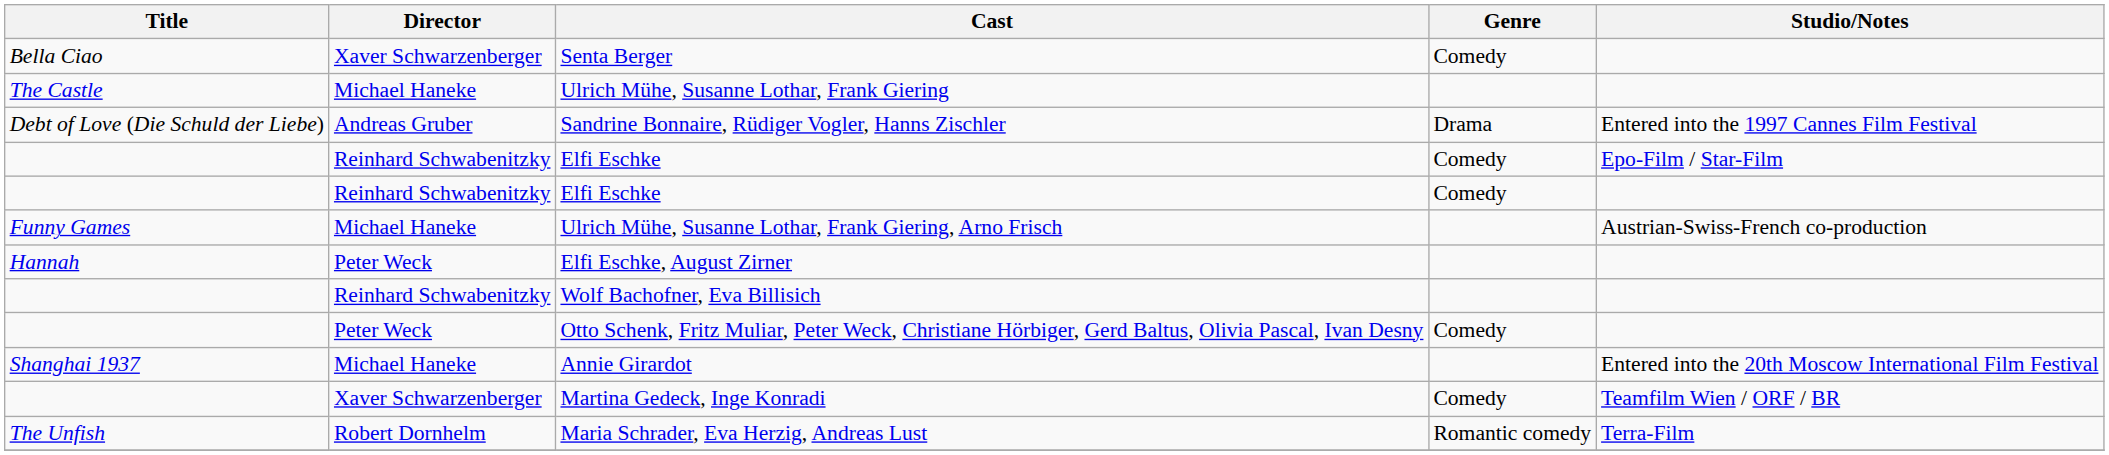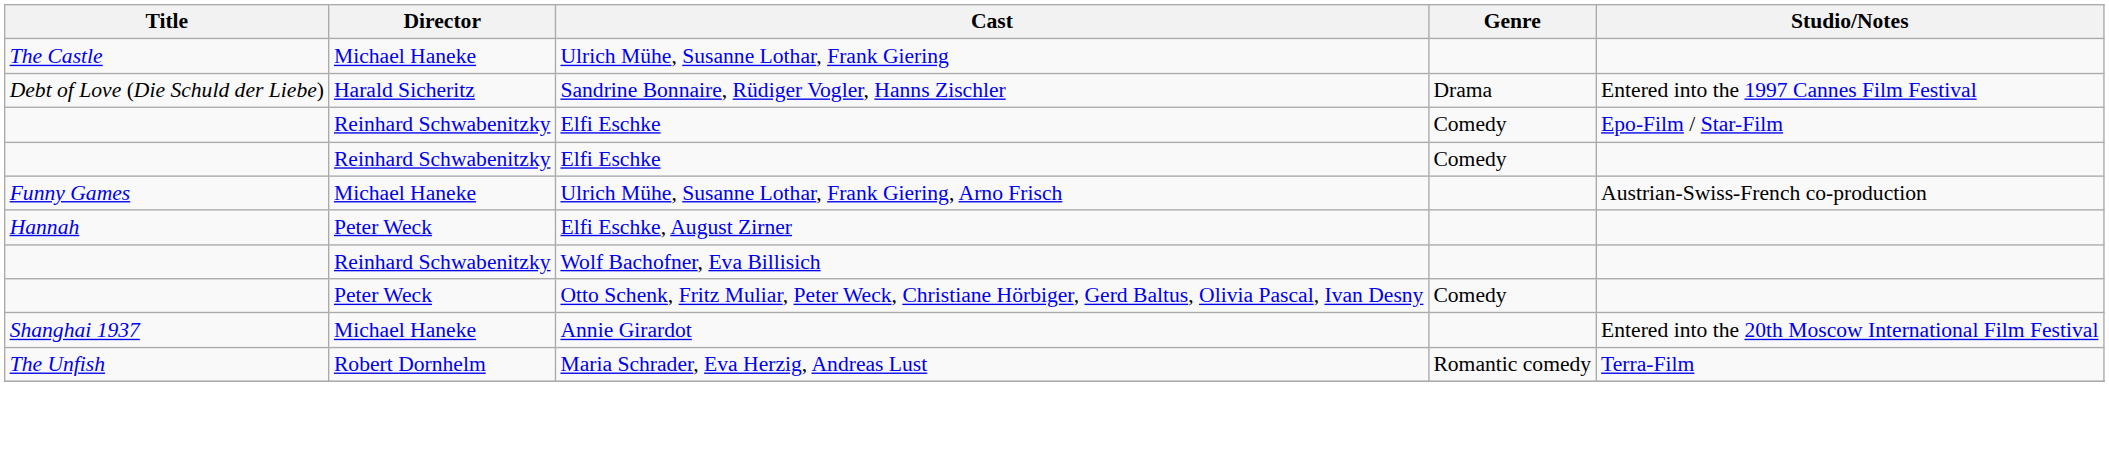- row: (56, 55)
(403, 124) Andreas Gruber -> (404, 90) Harald Sicheritz
- row: (167, 399)
